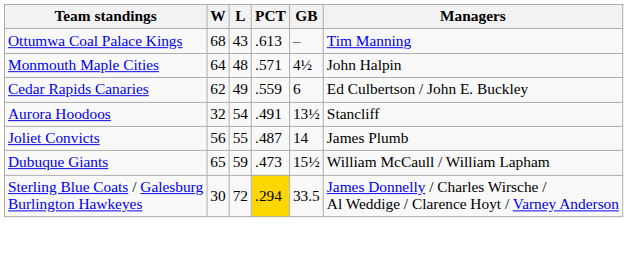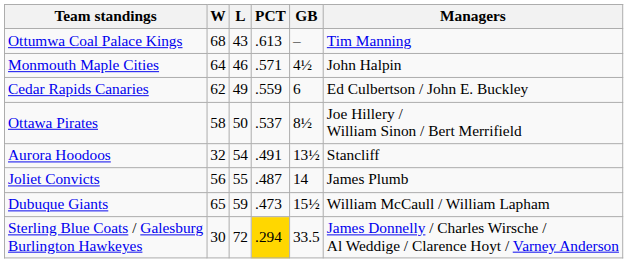(240, 65) 48 -> (240, 65) 46
+ row: (53, 122)
